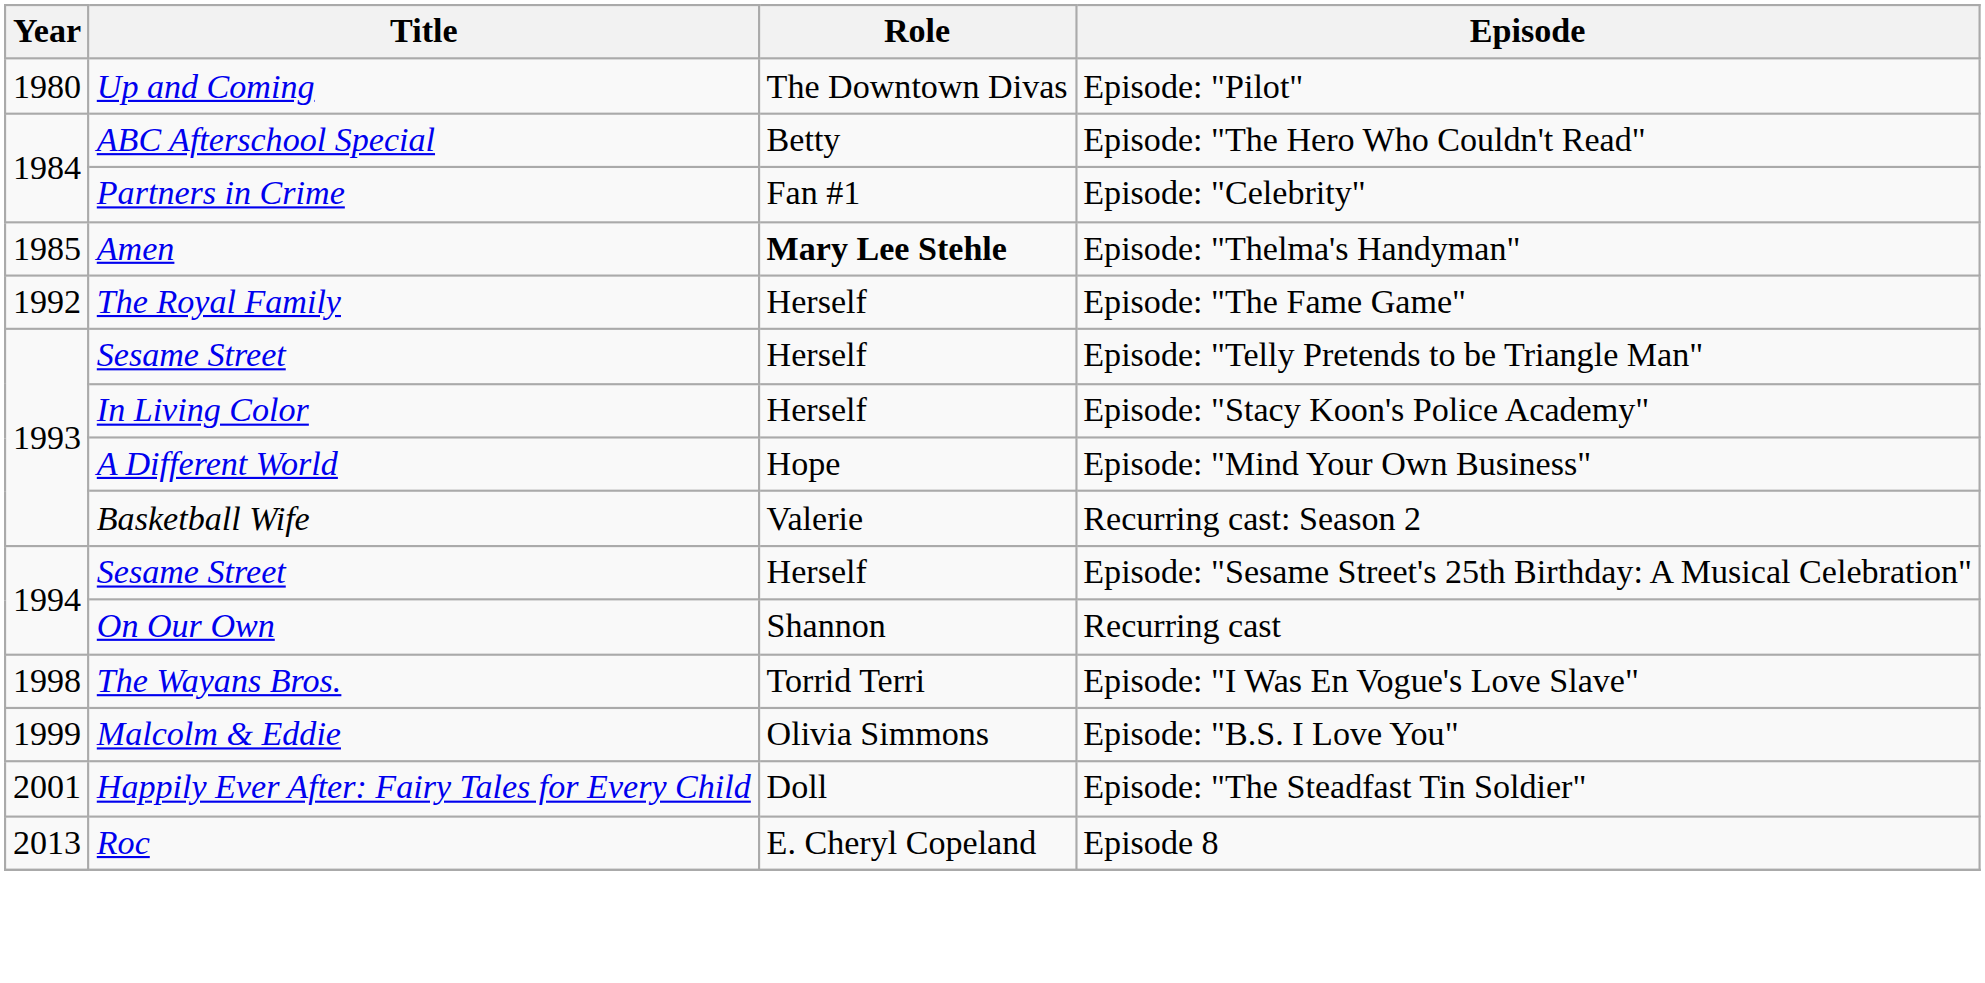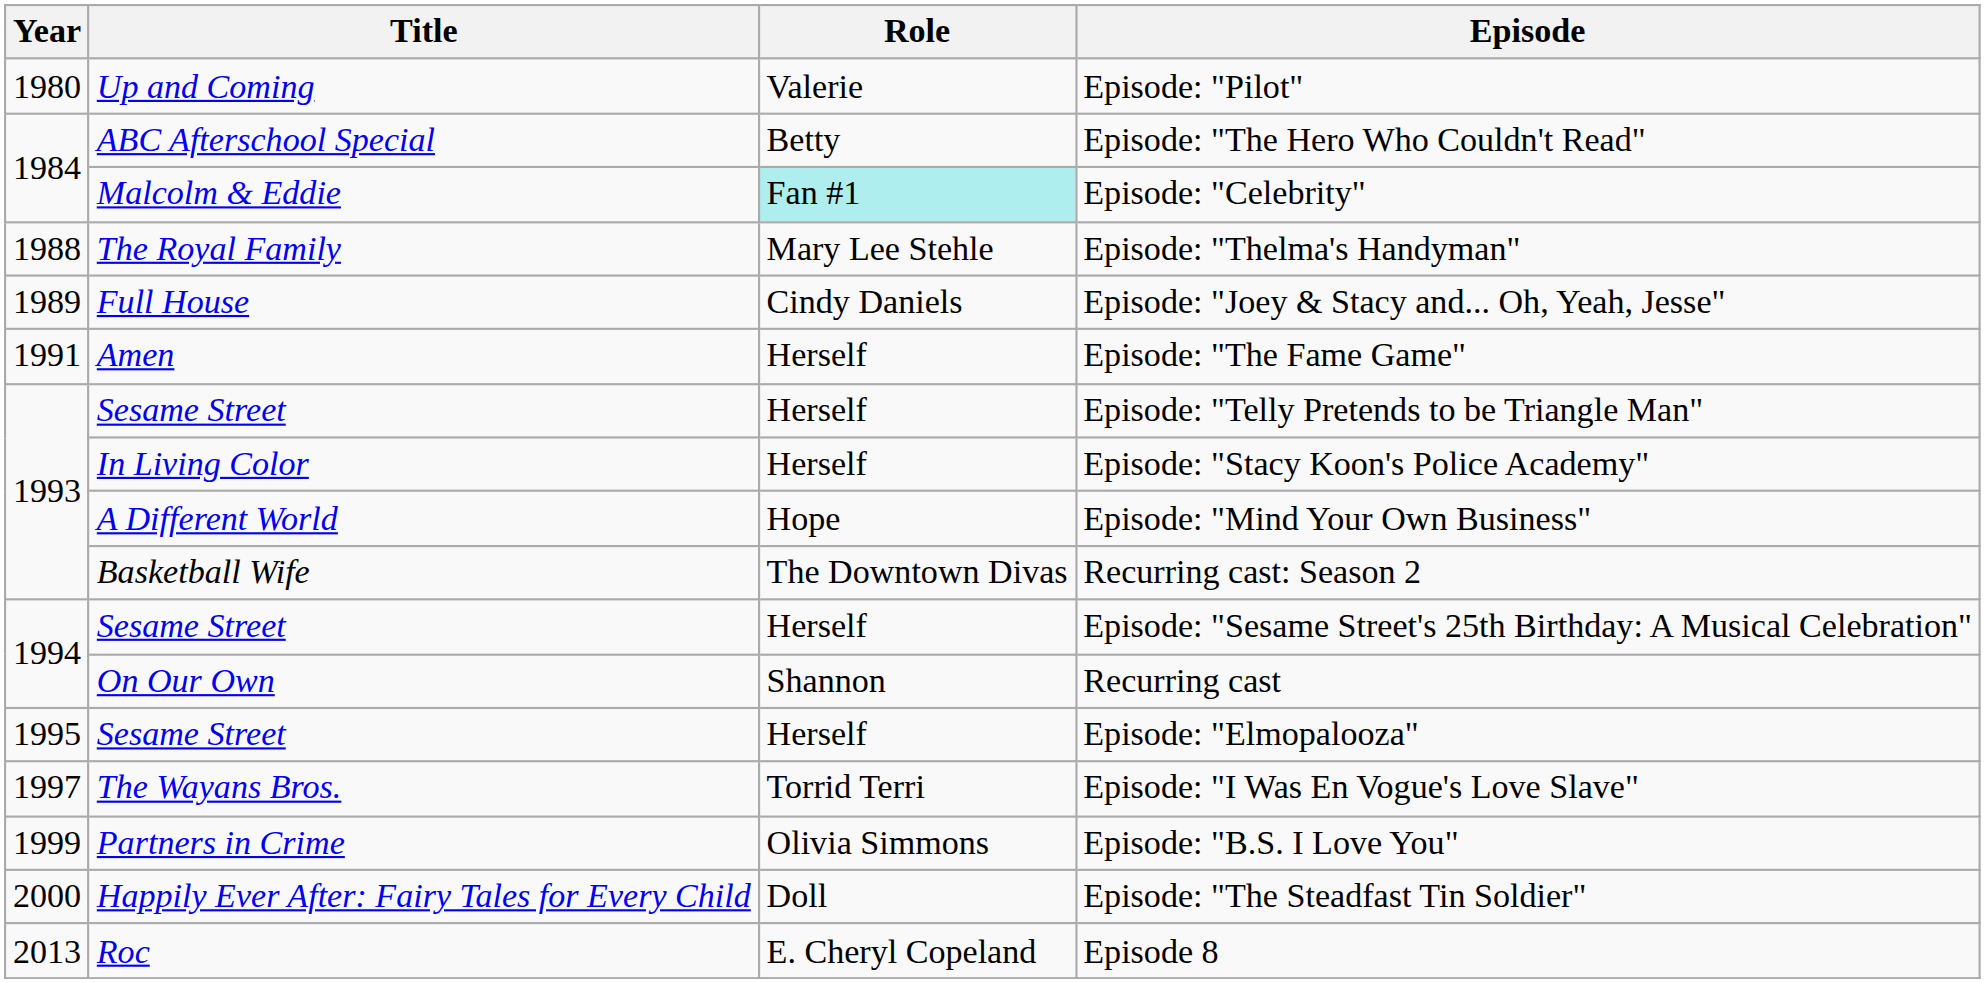(917, 85) The Downtown Divas -> (815, 85) Valerie
(221, 193) Partners in Crime -> (219, 193) Malcolm & Eddie
(813, 193) no background -> (813, 193) paleturquoise background
(47, 247) 1985 -> (47, 247) 1988
(136, 247) Amen -> (219, 247) The Royal Family
(887, 247) bold -> (880, 247) normal
+ row: (1404, 301)
(47, 301) 1992 -> (47, 355) 1991
(219, 301) The Royal Family -> (136, 355) Amen
(815, 517) Valerie -> (917, 572) The Downtown Divas
+ row: (1251, 734)
(47, 680) 1998 -> (47, 788) 1997
(219, 734) Malcolm & Eddie -> (221, 842) Partners in Crime
(47, 788) 2001 -> (47, 896) 2000
